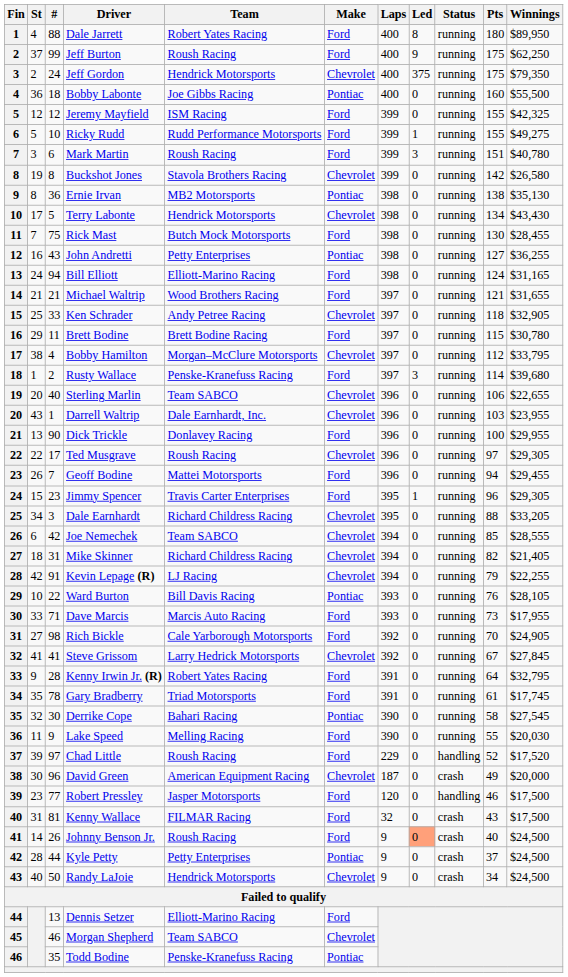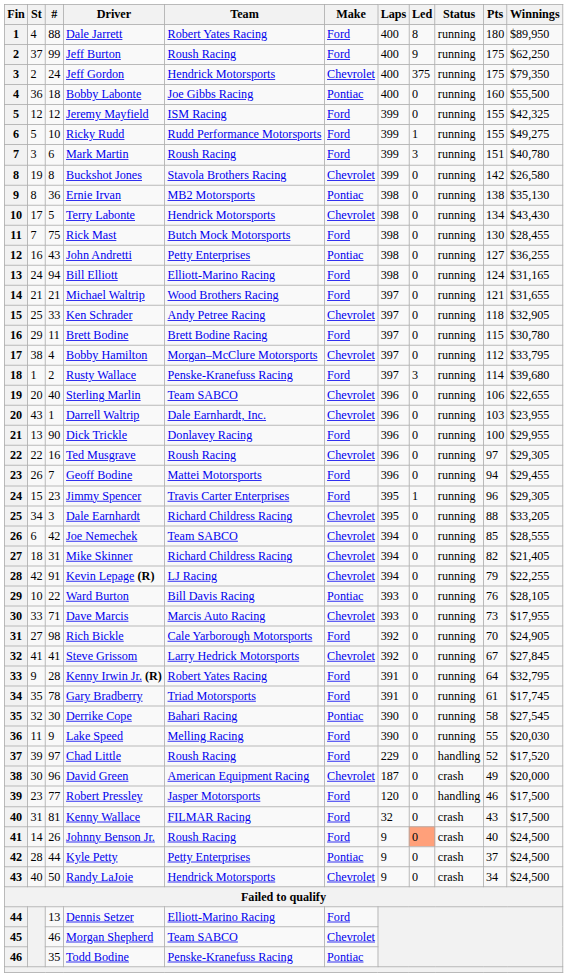(54, 455) 17 -> (54, 455) 16
(339, 616) Ford -> (351, 616) Chevrolet
